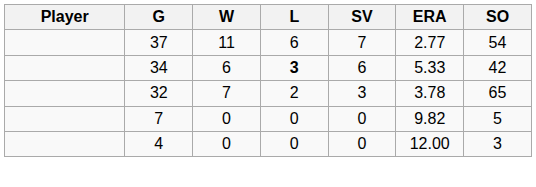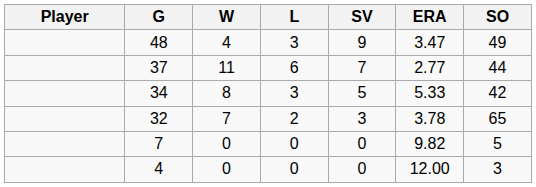+ row: (159, 42)
(498, 42) 54 -> (498, 67) 44
(227, 67) 6 -> (227, 93) 8
(294, 67) bold -> (294, 93) normal
(362, 67) 6 -> (362, 93) 5
